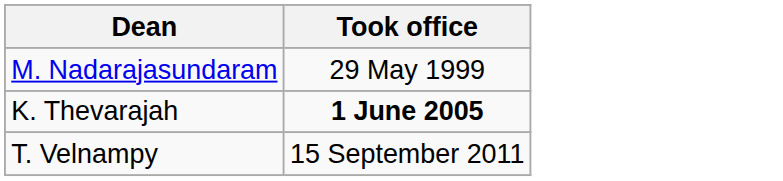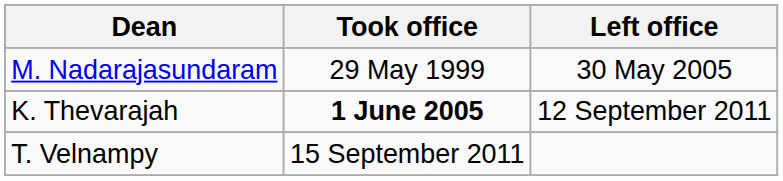+ column: (654, 27)
